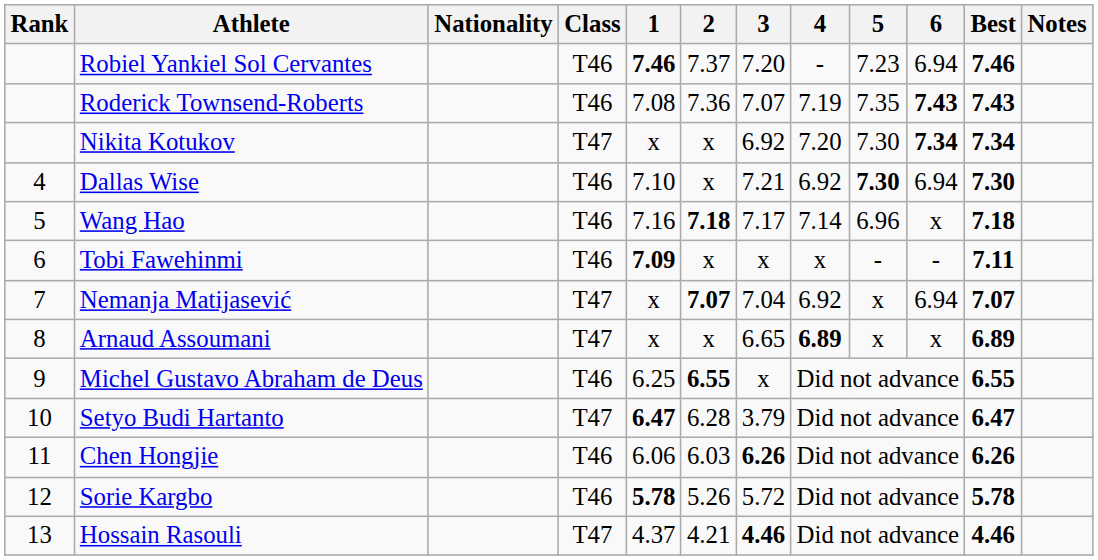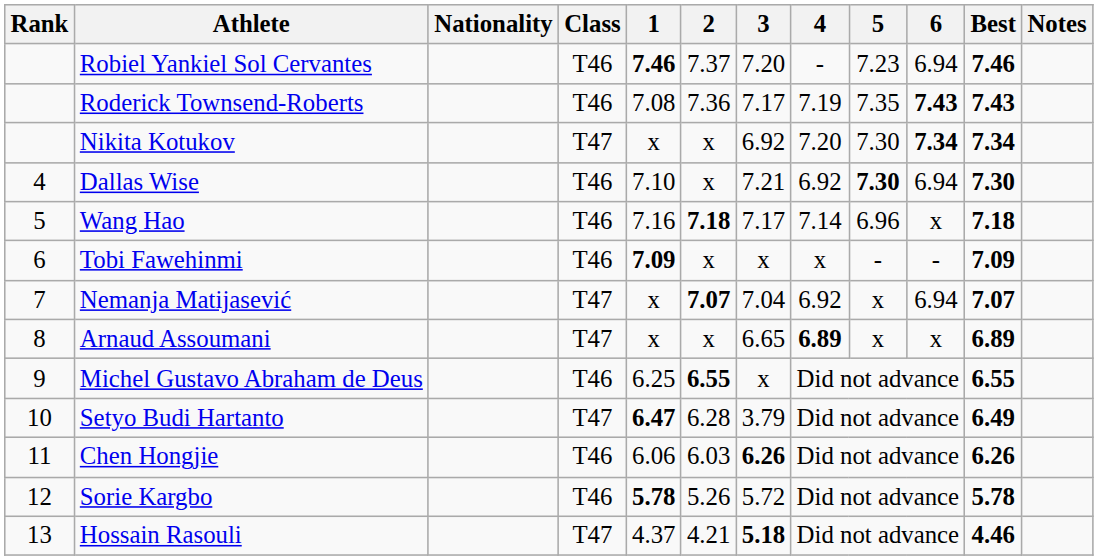(763, 102) 7.07 -> (763, 102) 7.17
(993, 260) 7.11 -> (993, 260) 7.09
(993, 417) 6.47 -> (993, 417) 6.49
(763, 535) 4.46 -> (763, 535) 5.18
